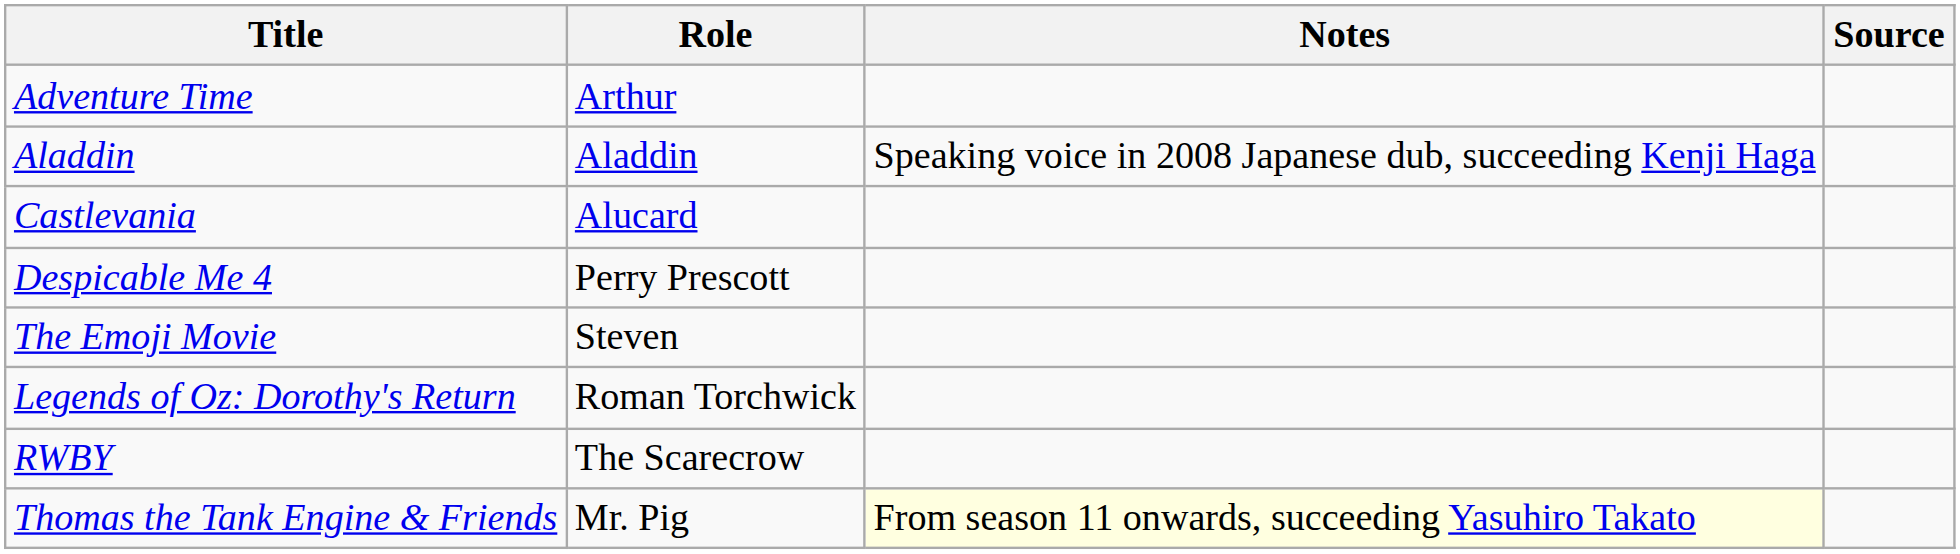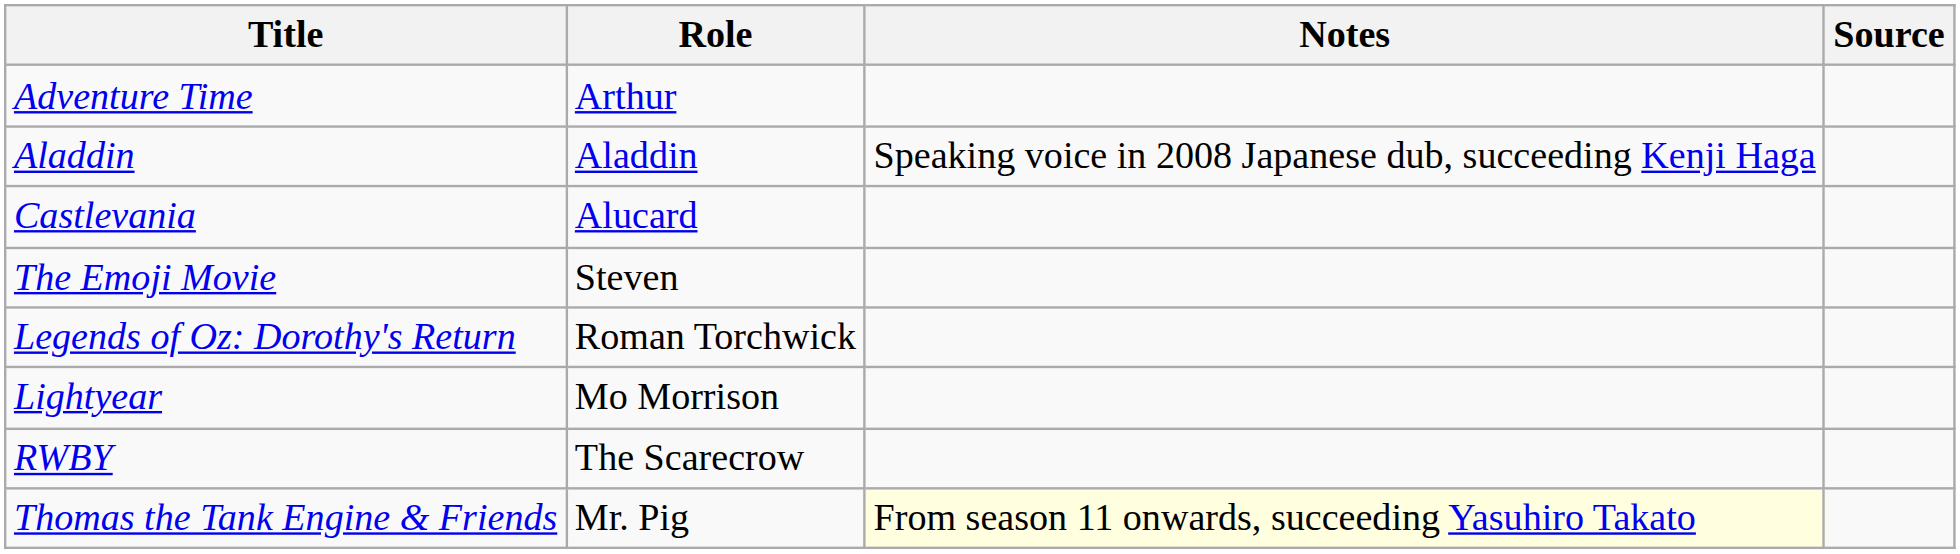- row: (143, 276)
+ row: (88, 397)
